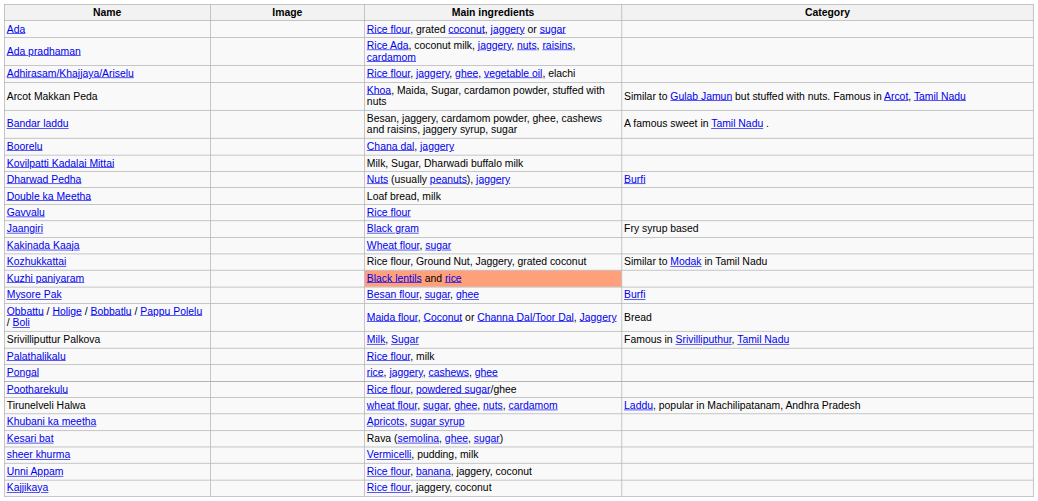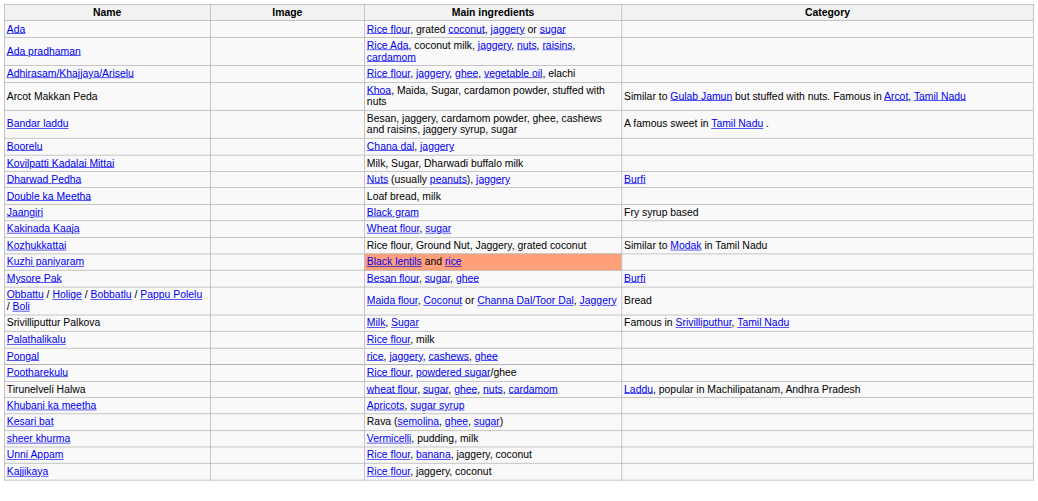- row: (26, 212)
